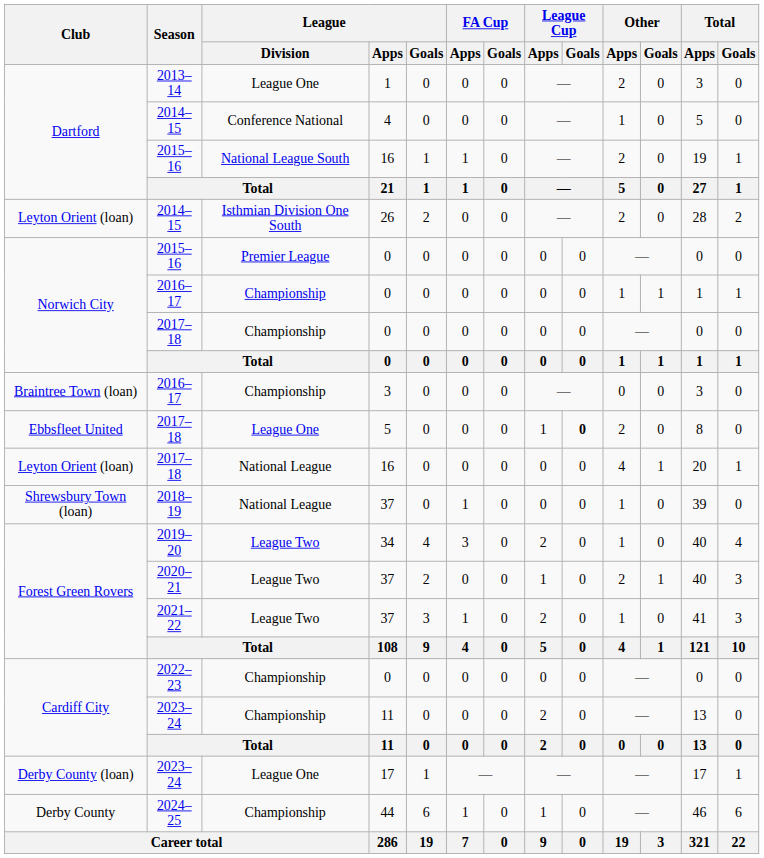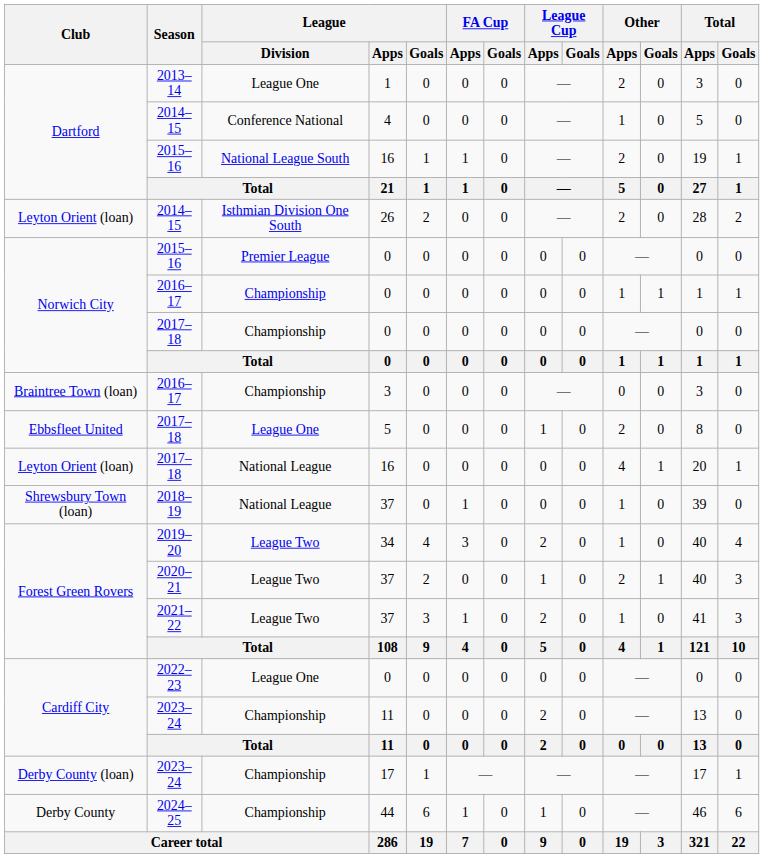(583, 429) bold -> (583, 429) normal
(285, 677) Championship -> (285, 677) League One
(285, 775) League One -> (285, 775) Championship
